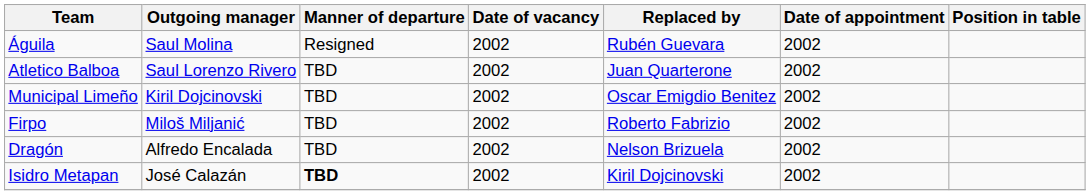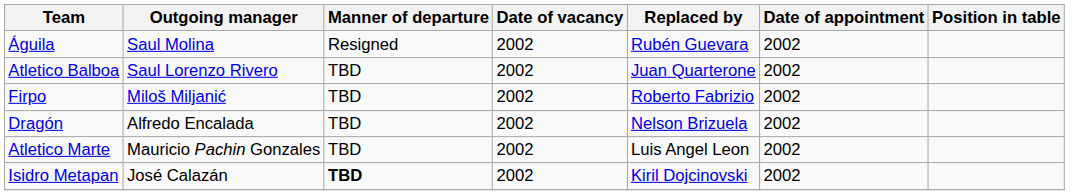- row: (73, 96)
+ row: (59, 149)
